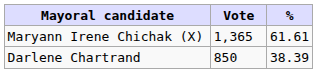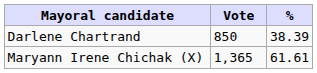rows swapped: (105, 36) <-> (74, 57)
